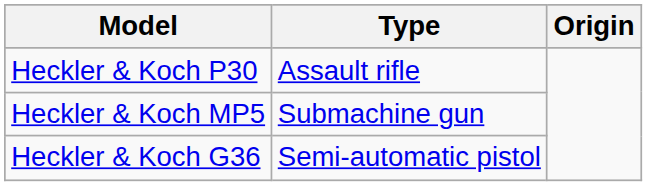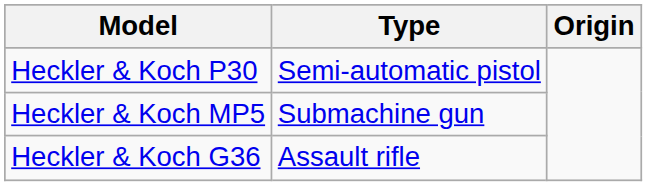(349, 69) Assault rifle -> (409, 69) Semi-automatic pistol
(409, 157) Semi-automatic pistol -> (349, 157) Assault rifle
